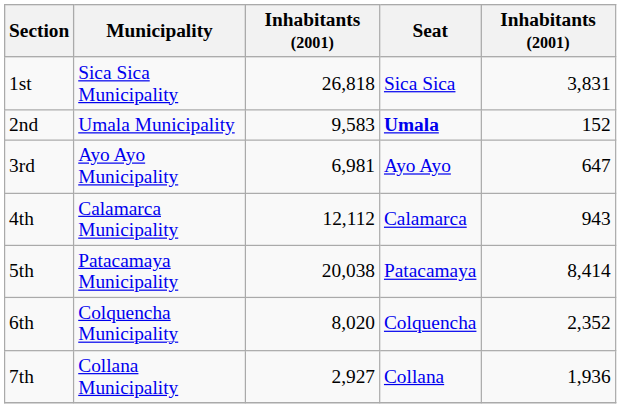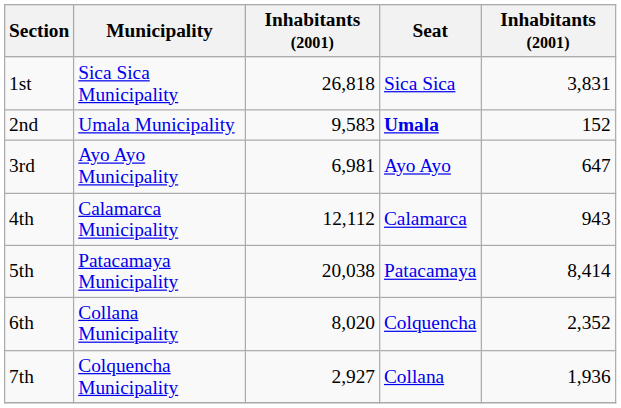(128, 323) Colquencha Municipality -> (128, 323) Collana Municipality
(128, 376) Collana Municipality -> (128, 376) Colquencha Municipality
